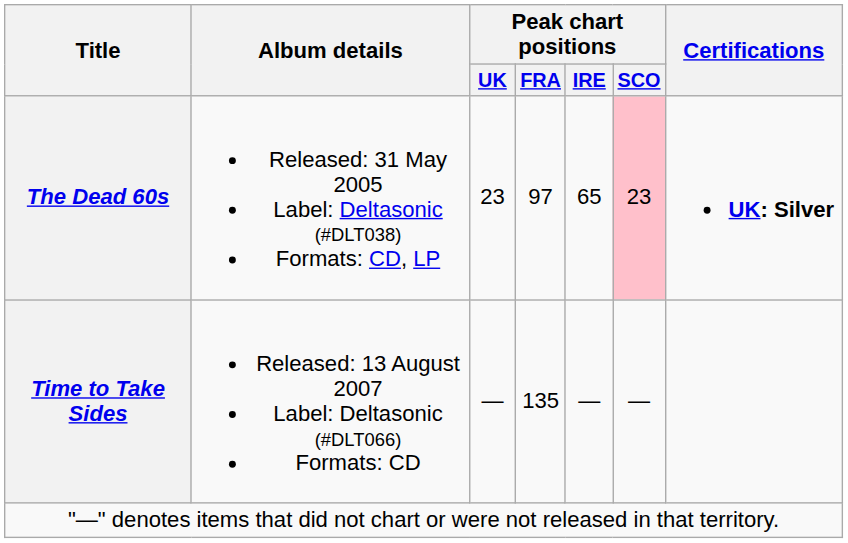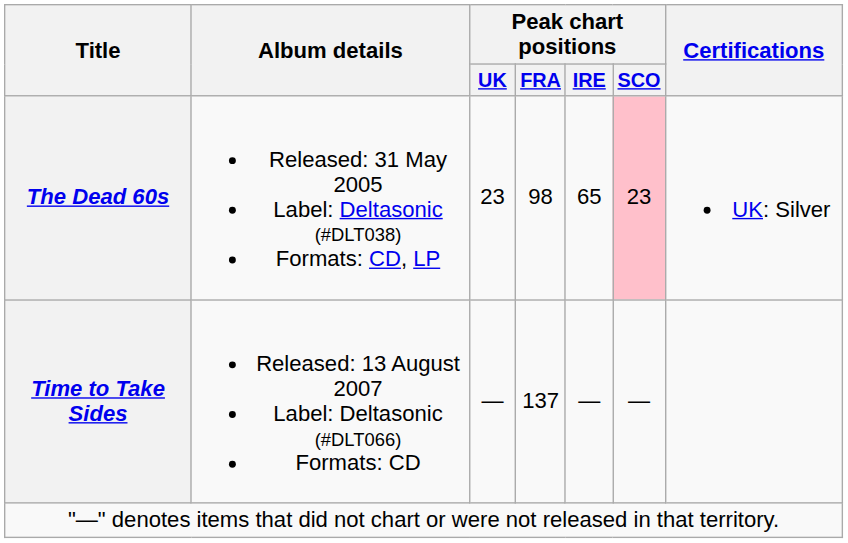(541, 197) 97 -> (541, 197) 98
(754, 210) bold -> (754, 210) normal
(541, 400) 135 -> (541, 400) 137
